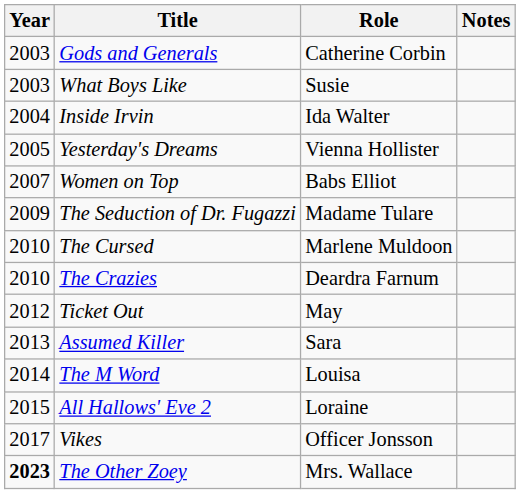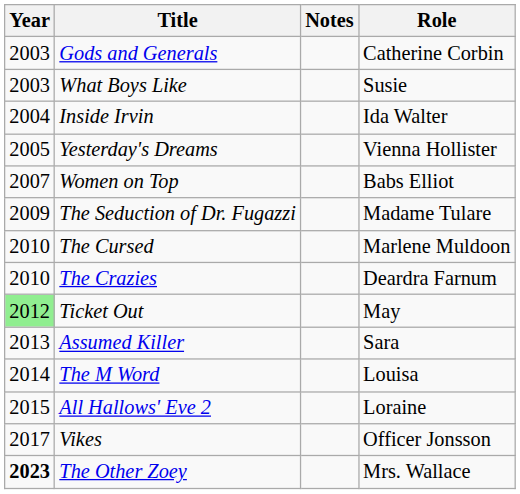columns swapped: (379, 20) <-> (486, 20)
(30, 310) no background -> (30, 310) lightgreen background
